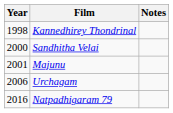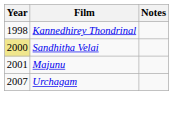(17, 47) no background -> (17, 47) khaki background
(17, 82) 2006 -> (17, 82) 2007
- row: (72, 99)
